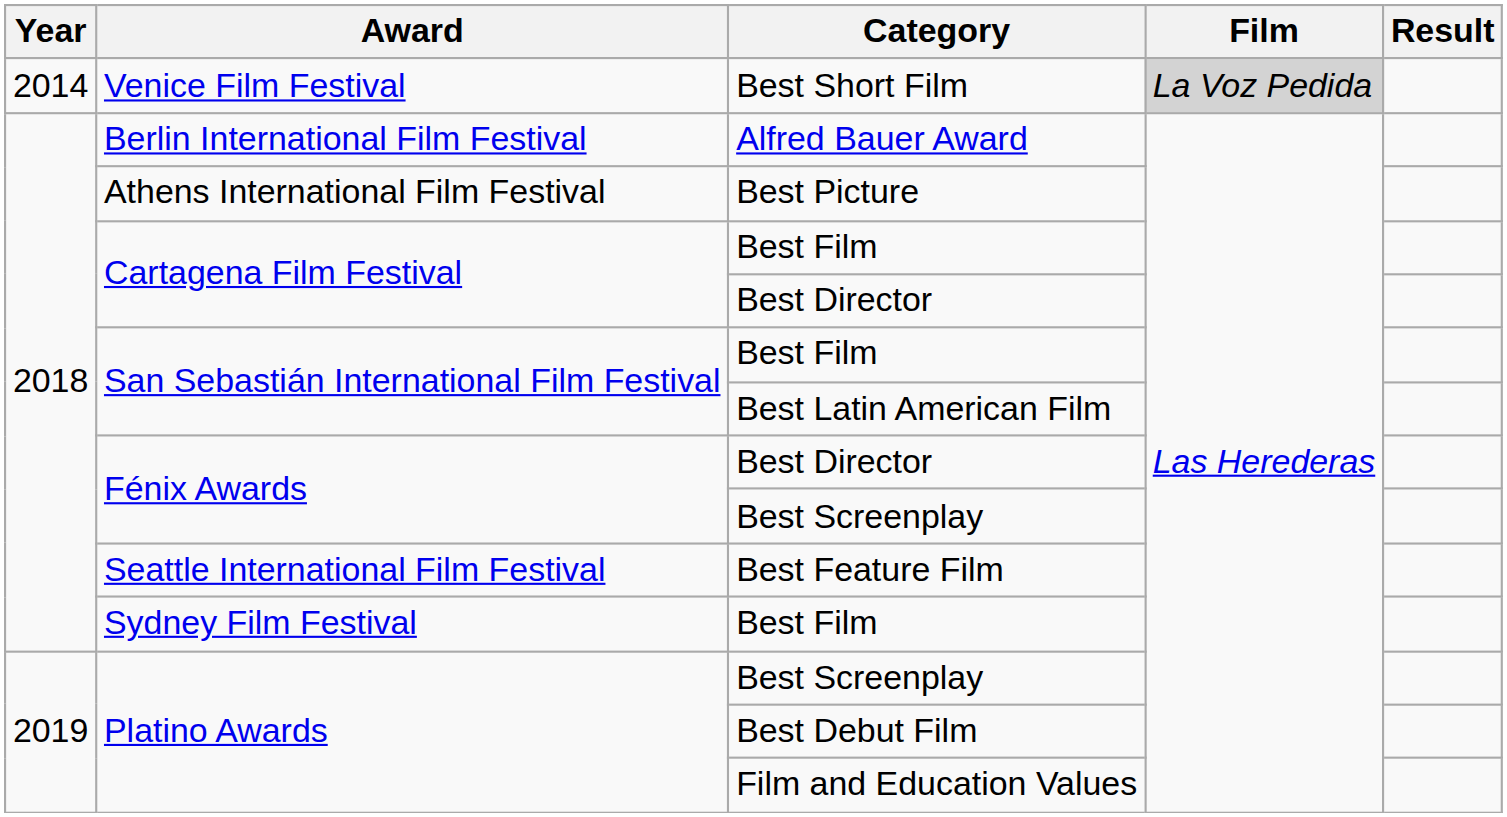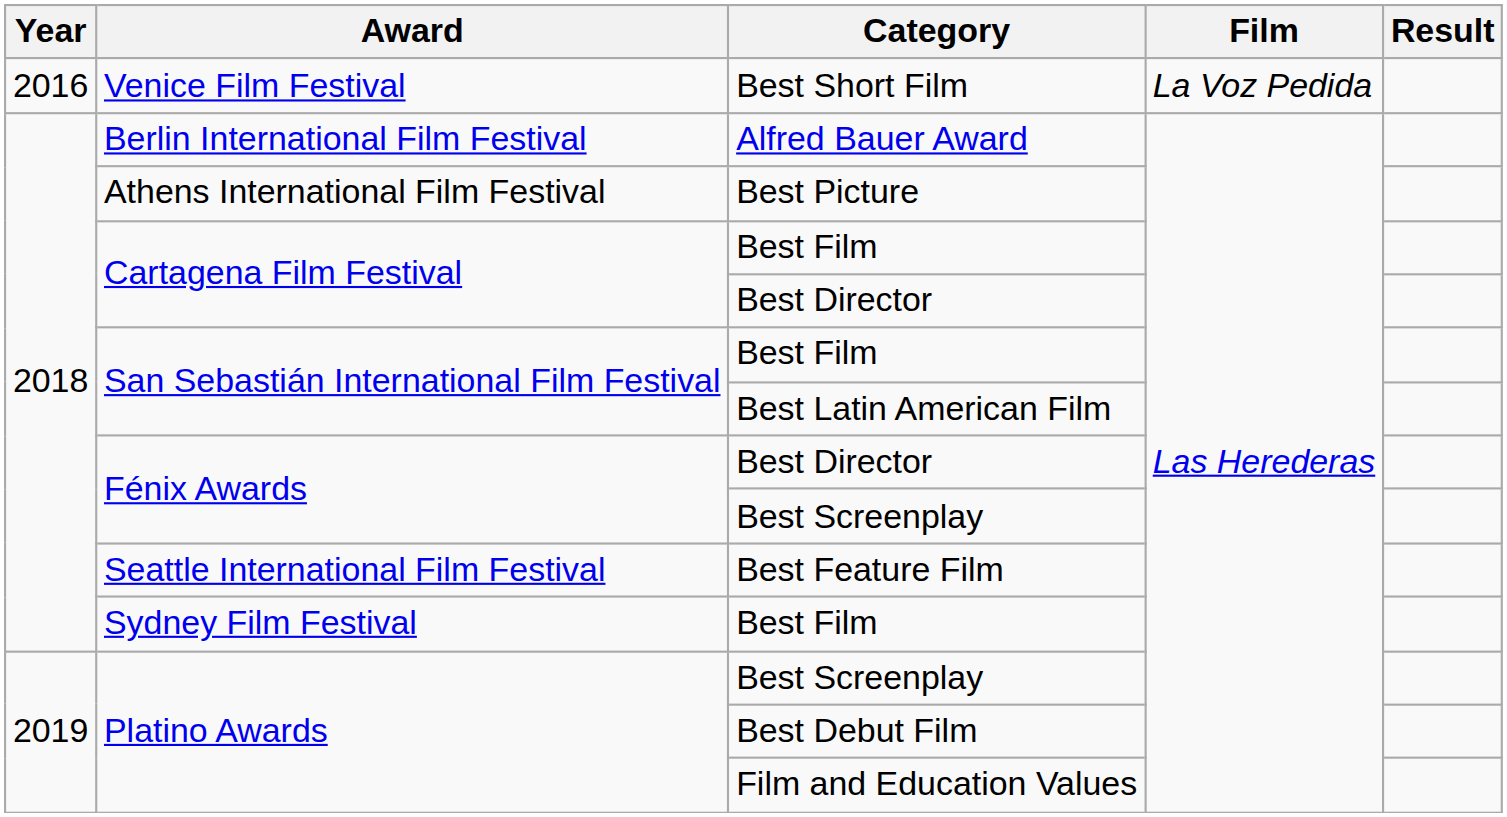(51, 85) 2014 -> (51, 85) 2016
(1262, 85) lightgrey background -> (1262, 85) no background
